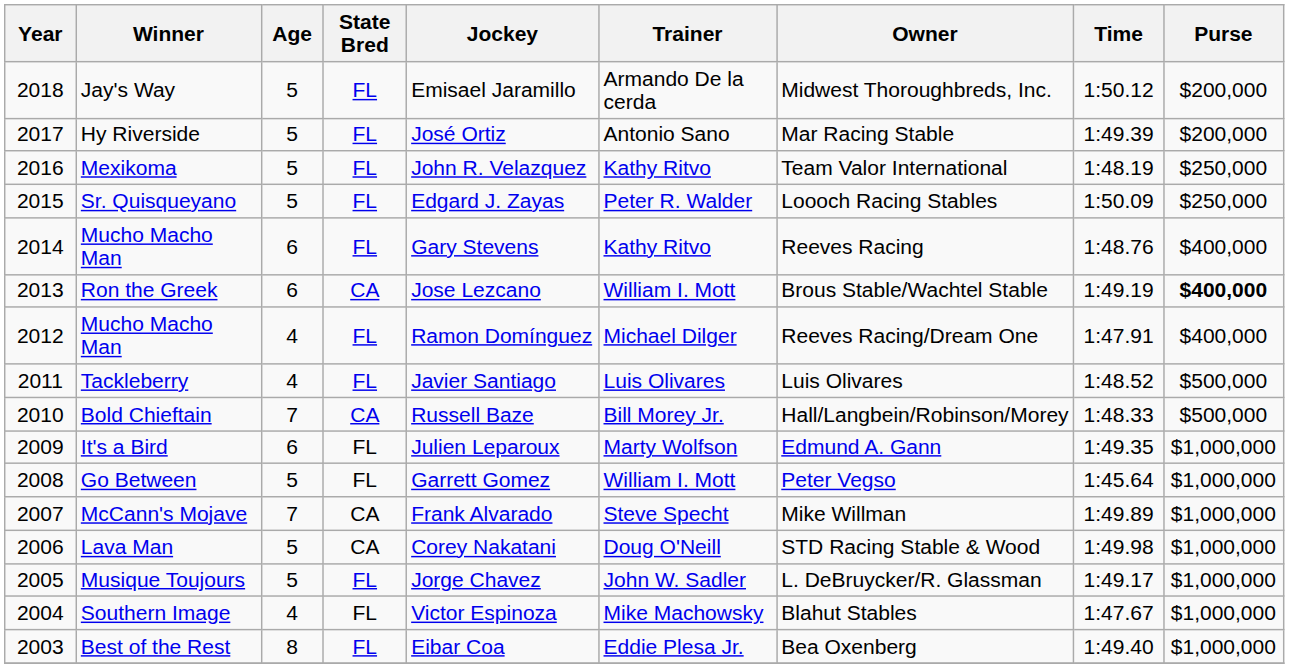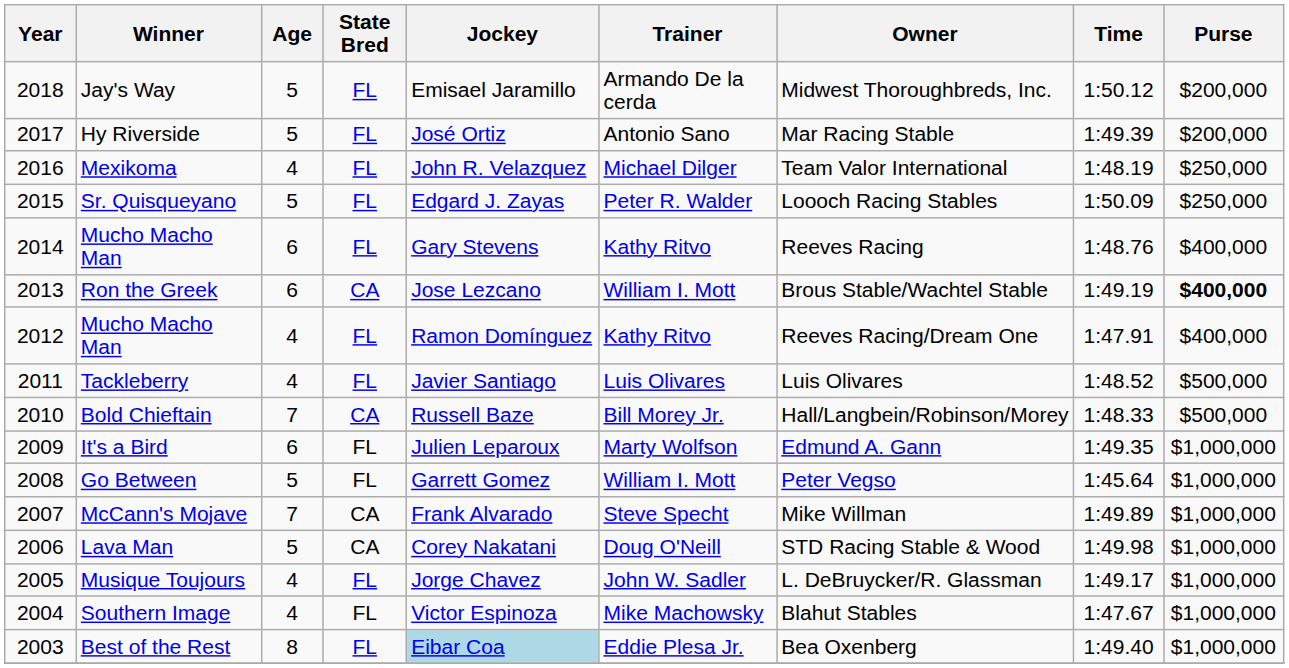(292, 168) 5 -> (292, 168) 4
(657, 168) Kathy Ritvo -> (670, 168) Michael Dilger
(670, 336) Michael Dilger -> (657, 336) Kathy Ritvo
(292, 580) 5 -> (292, 580) 4
(458, 647) no background -> (458, 647) lightblue background
